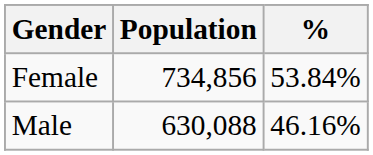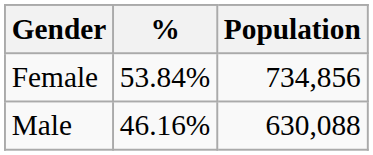columns swapped: (188, 28) <-> (316, 28)
